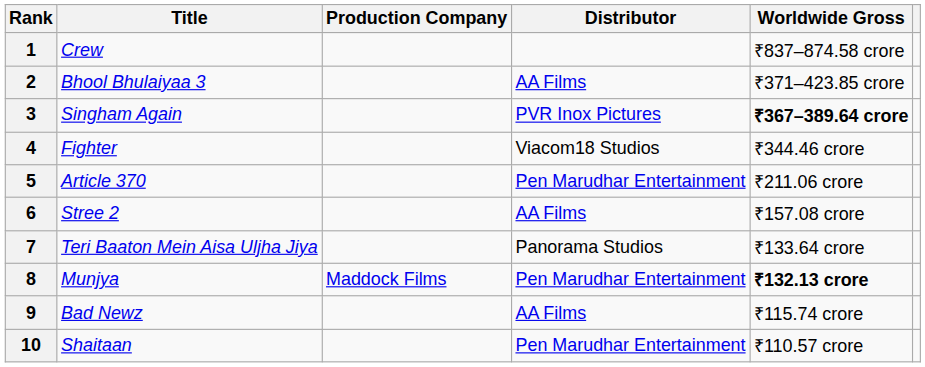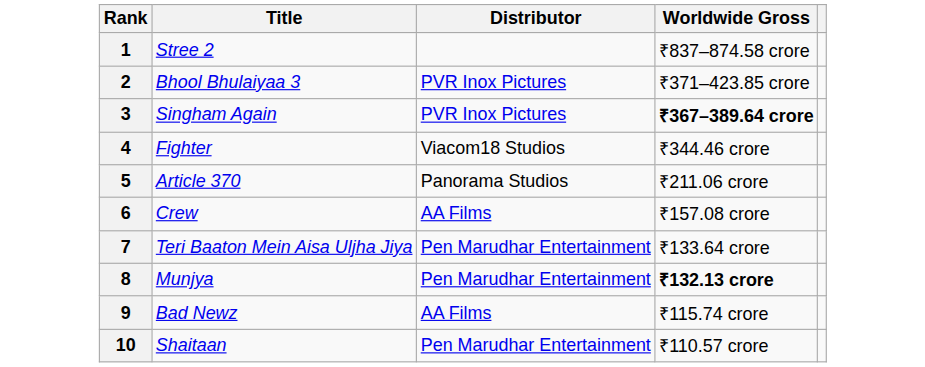- column: (417, 18)
(82, 49) Crew -> (185, 49) Stree 2
(551, 82) AA Films -> (493, 82) PVR Inox Pictures
(631, 180) Pen Marudhar Entertainment -> (494, 180) Panorama Studios
(90, 213) Stree 2 -> (177, 213) Crew
(589, 246) Panorama Studios -> (536, 246) Pen Marudhar Entertainment
